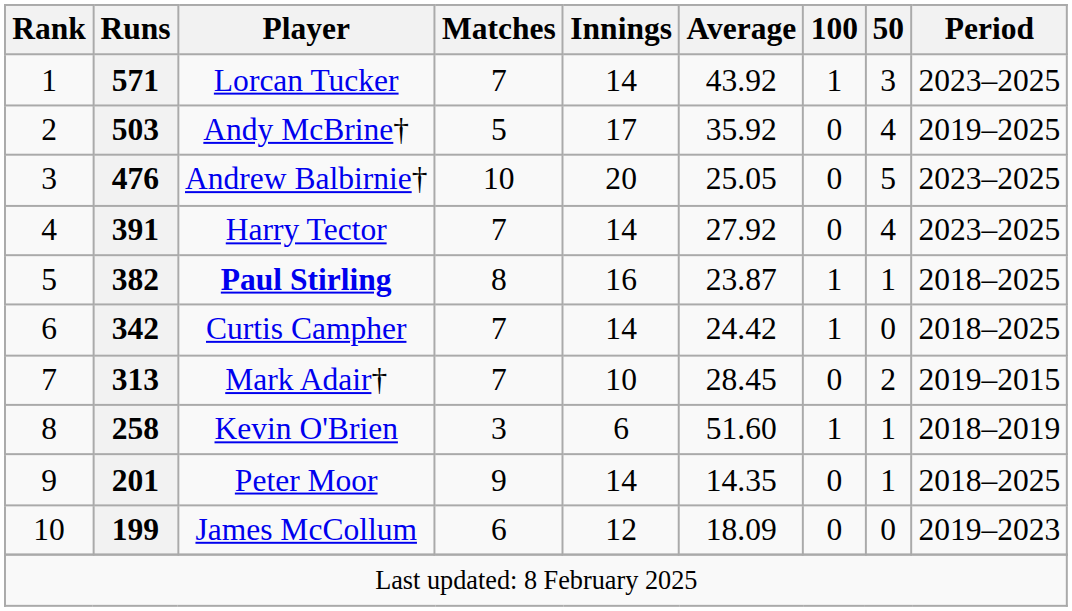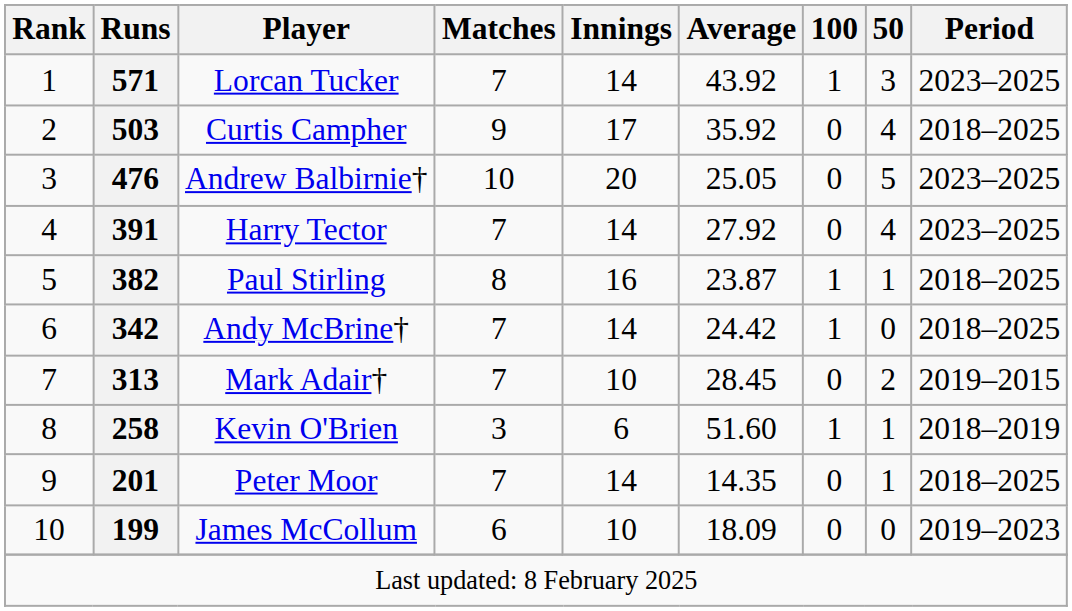(306, 129) Andy McBrine† -> (306, 129) Curtis Campher
(499, 129) 5 -> (499, 129) 9
(989, 129) 2019–2025 -> (989, 129) 2018–2025
(306, 279) bold -> (306, 279) normal
(306, 329) Curtis Campher -> (306, 329) Andy McBrine†
(499, 479) 9 -> (499, 479) 7
(621, 529) 12 -> (621, 529) 10
